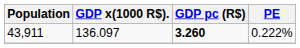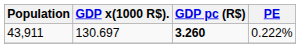(98, 33) 136.097 -> (98, 33) 130.697
